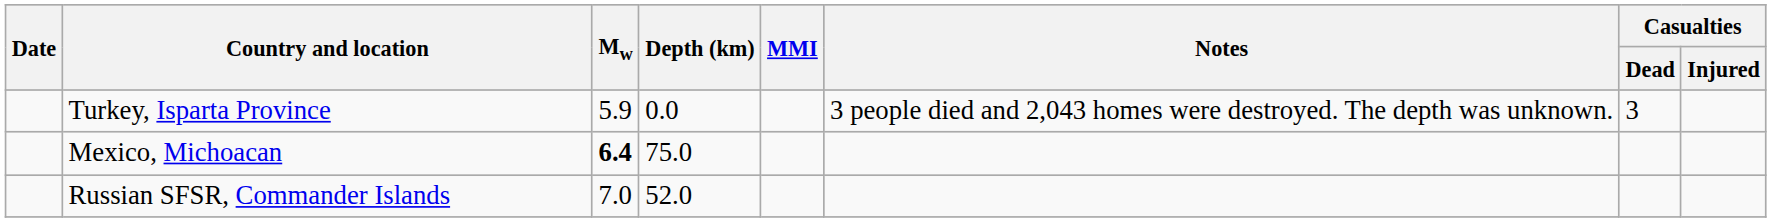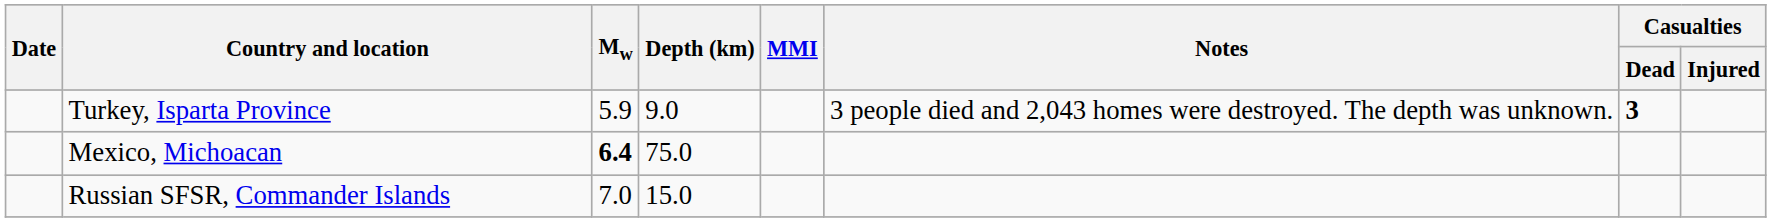(662, 110) 0.0 -> (662, 110) 9.0
(1632, 110) normal -> (1632, 110) bold
(669, 195) 52.0 -> (669, 195) 15.0
